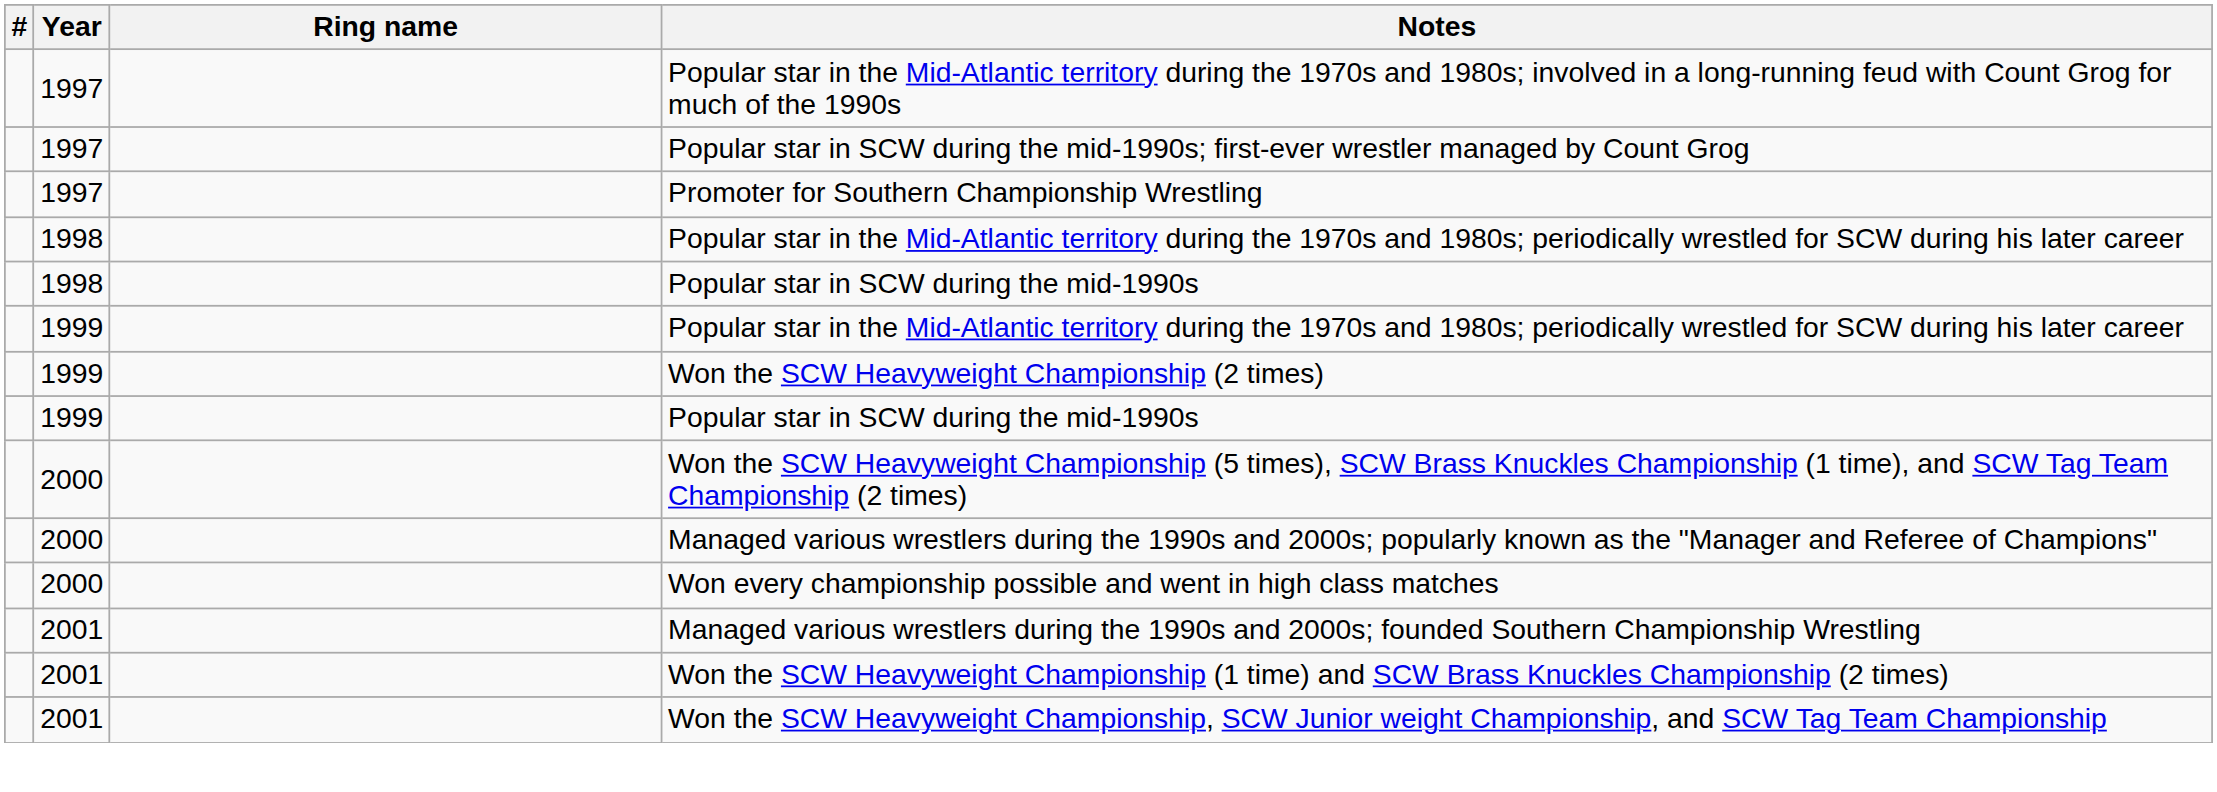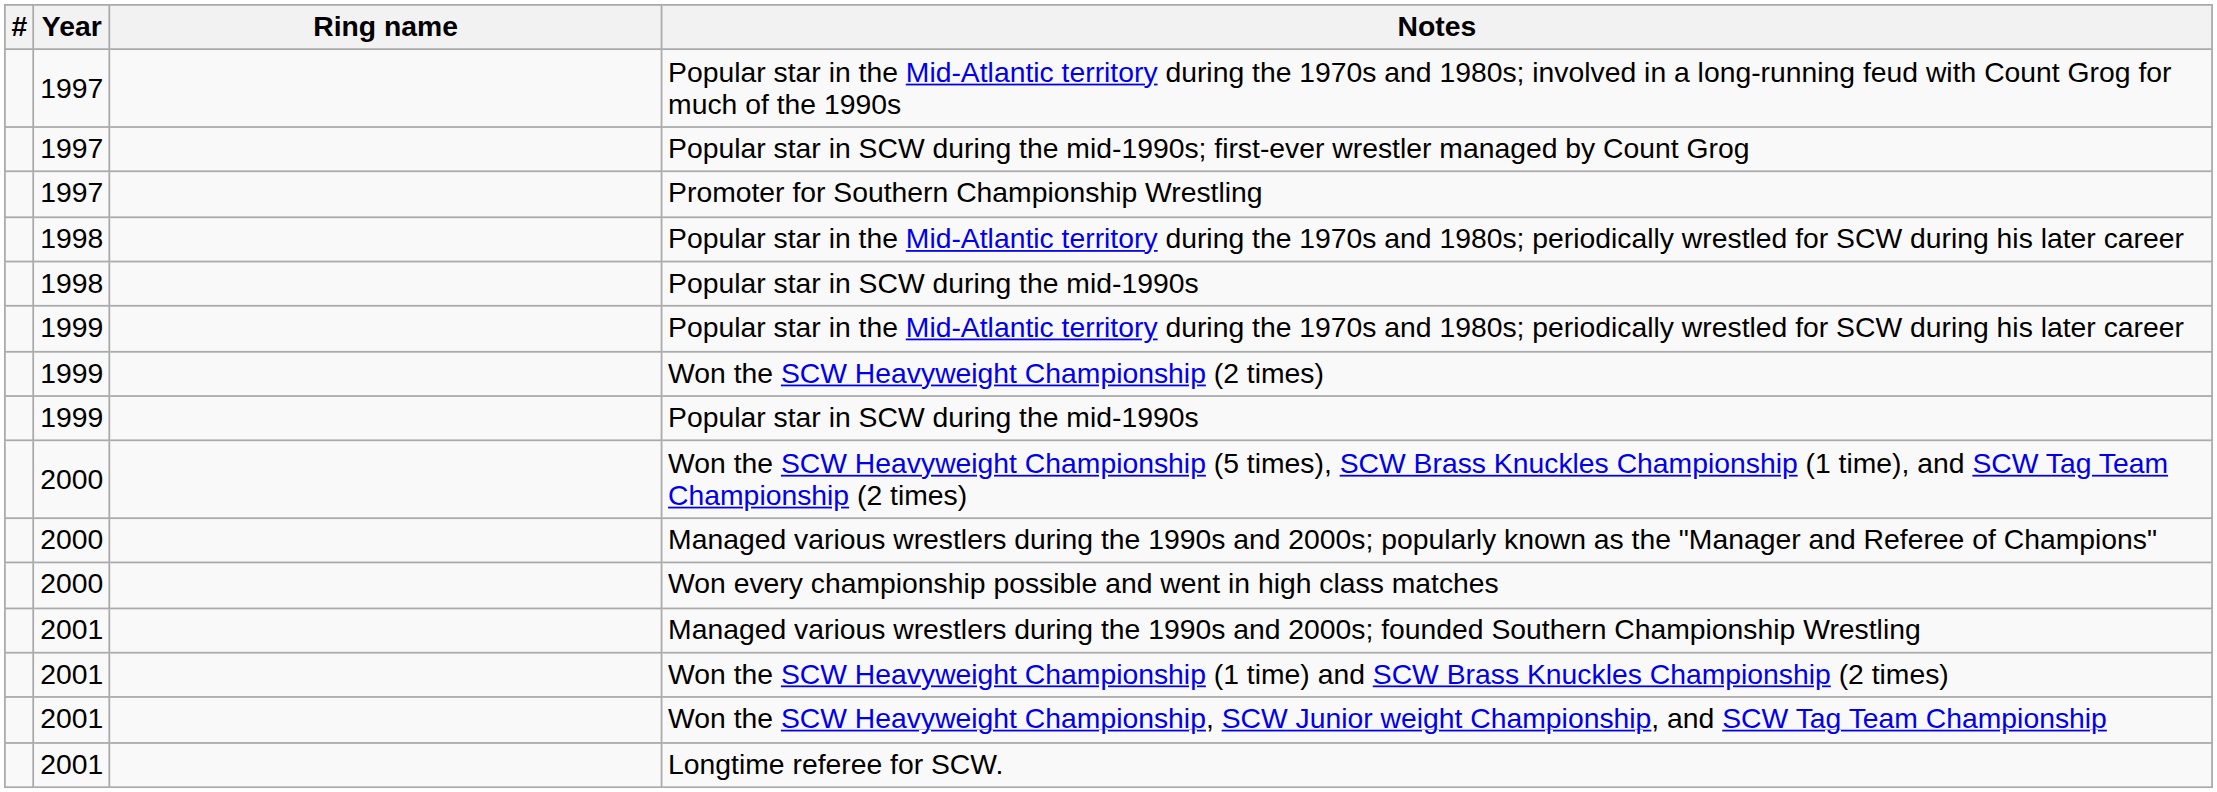+ row: (72, 764)
